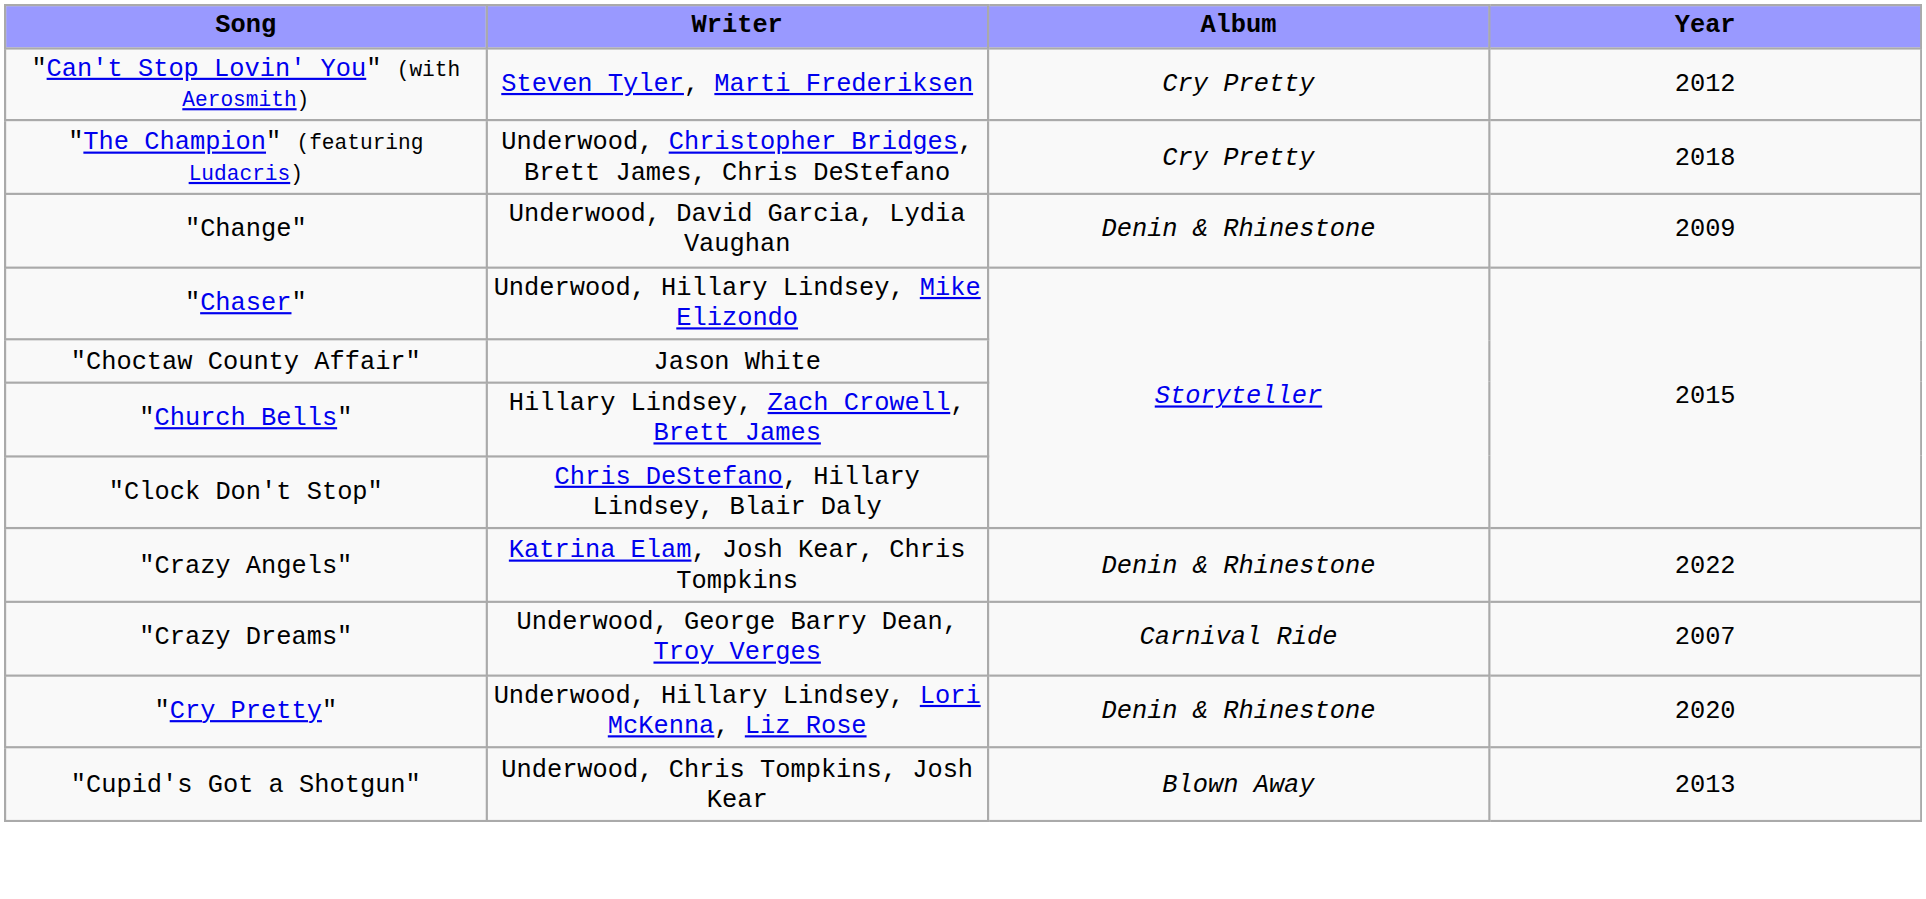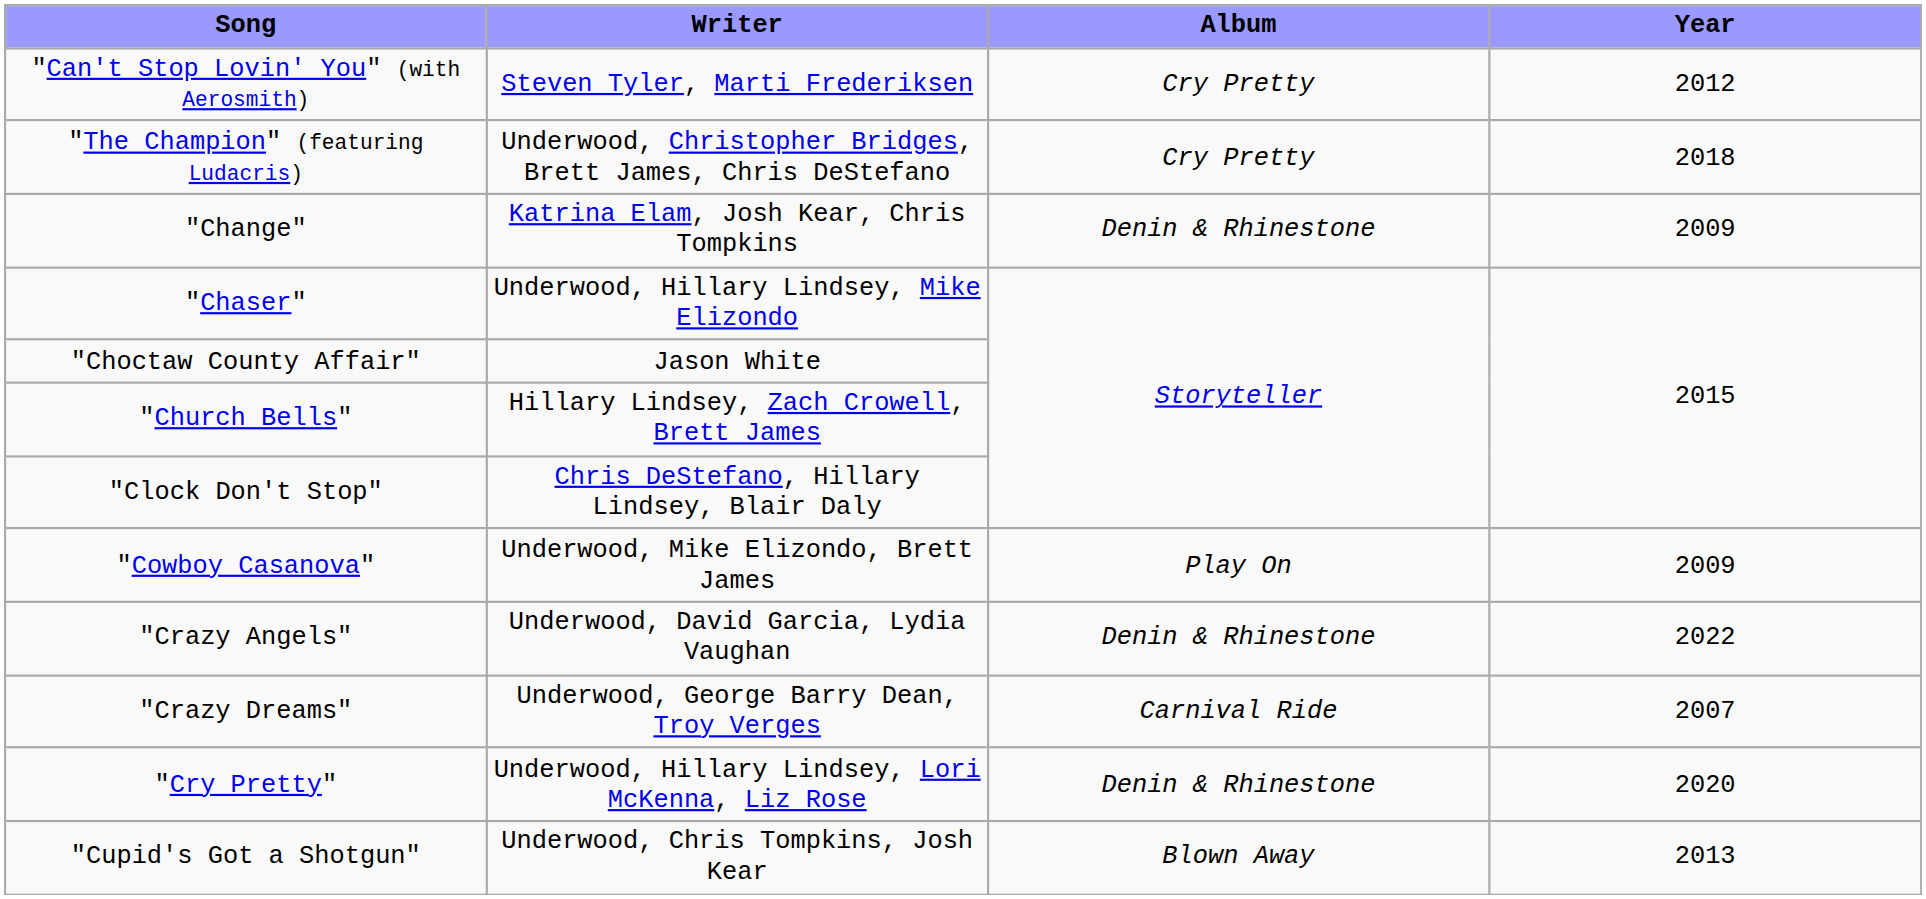(737, 230) Underwood, David Garcia, Lydia Vaughan -> (737, 230) Katrina Elam, Josh Kear, Chris Tompkins
+ row: (246, 565)
(737, 565) Katrina Elam, Josh Kear, Chris Tompkins -> (737, 638) Underwood, David Garcia, Lydia Vaughan
